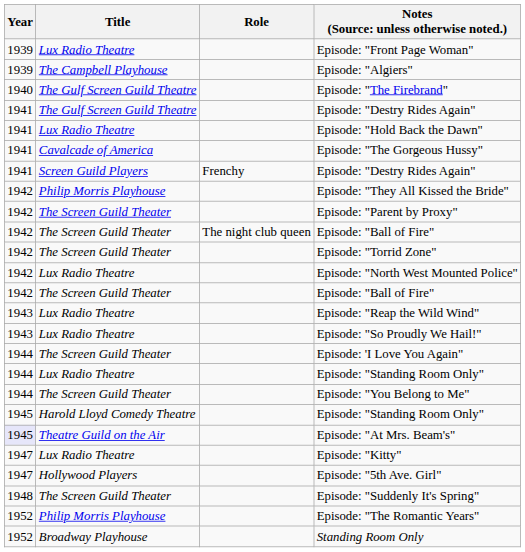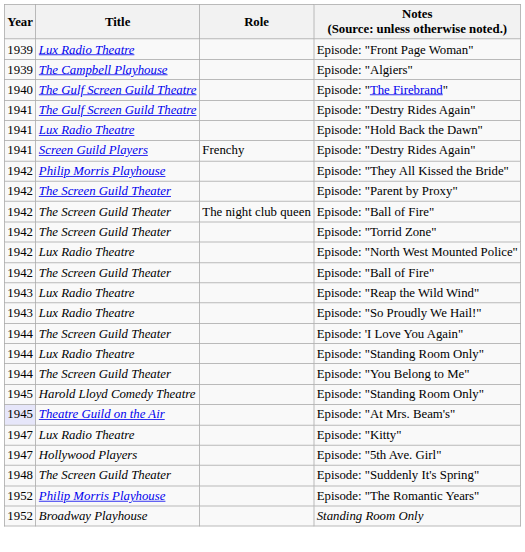- row: (96, 150)
